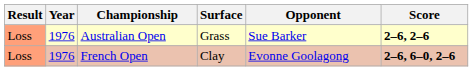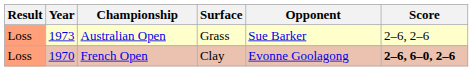(62, 35) 1976 -> (62, 35) 1973
(407, 35) bold -> (407, 35) normal
(62, 55) 1976 -> (62, 55) 1970
